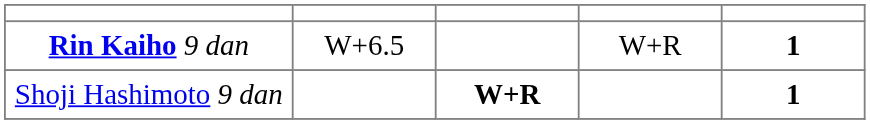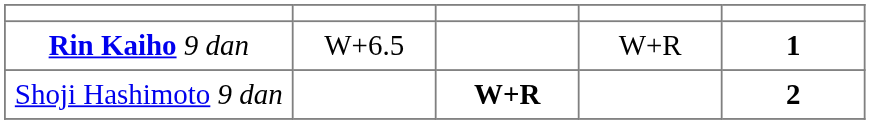(793, 94) 1 -> (793, 94) 2
